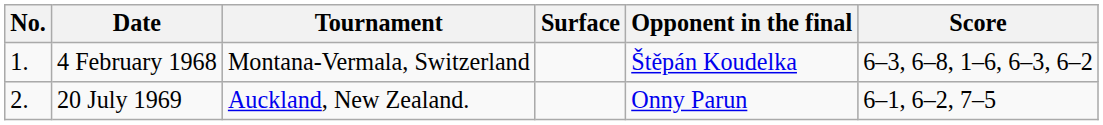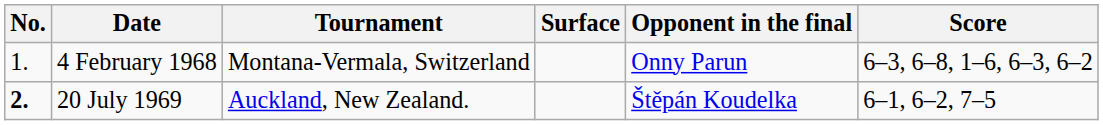(714, 61) Štěpán Koudelka -> (689, 61) Onny Parun
(19, 100) normal -> (19, 100) bold
(689, 100) Onny Parun -> (714, 100) Štěpán Koudelka
